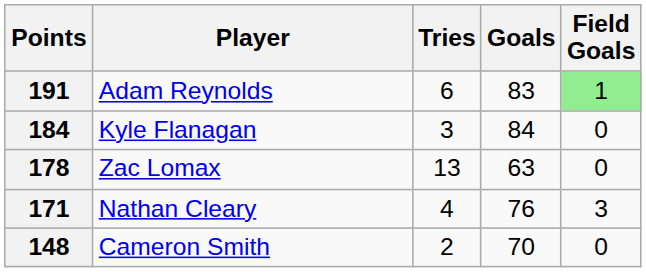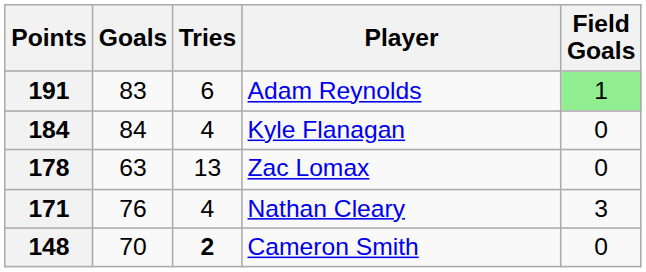columns swapped: (253, 37) <-> (521, 37)
(447, 129) 3 -> (207, 129) 4
(447, 247) normal -> (207, 247) bold
